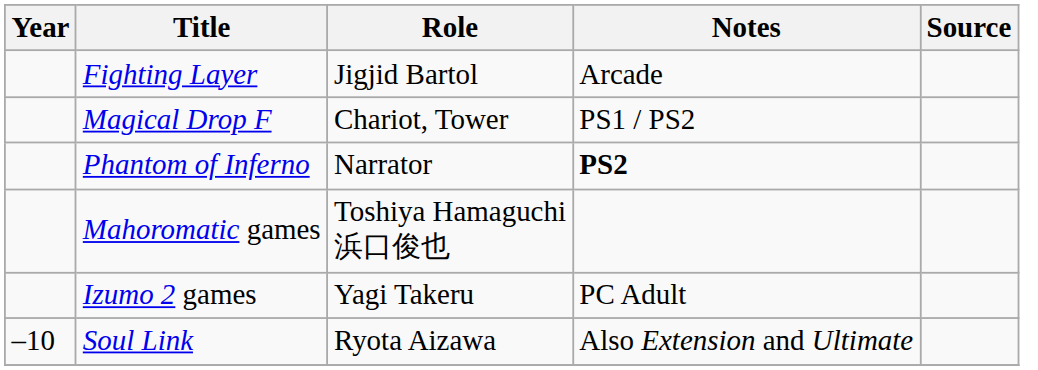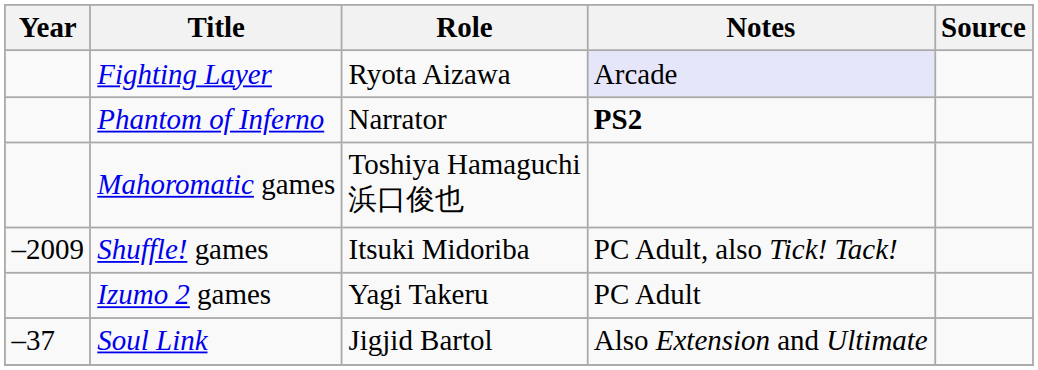(406, 73) Jigjid Bartol -> (430, 73) Ryota Aizawa
(621, 73) no background -> (636, 73) lavender background
- row: (177, 119)
+ row: (183, 249)
(33, 341) –10 -> (33, 341) –37
(415, 341) Ryota Aizawa -> (420, 341) Jigjid Bartol
